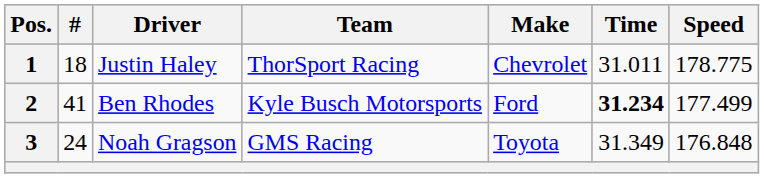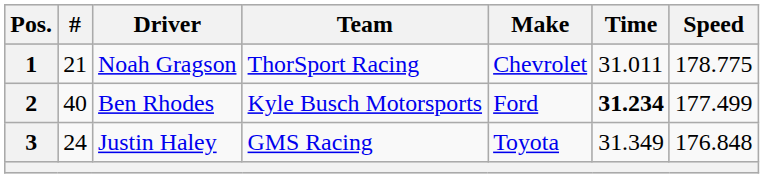(75, 63) 18 -> (75, 63) 21
(157, 63) Justin Haley -> (167, 63) Noah Gragson
(75, 103) 41 -> (75, 103) 40
(167, 142) Noah Gragson -> (157, 142) Justin Haley
